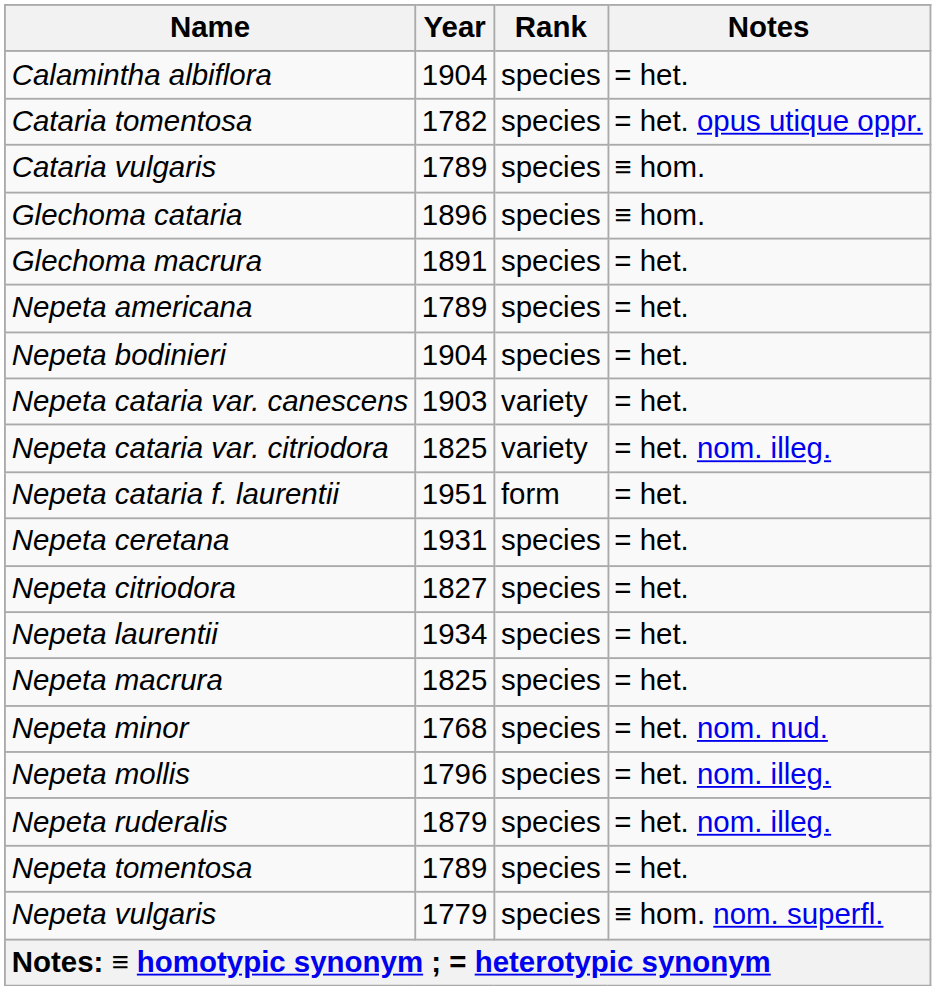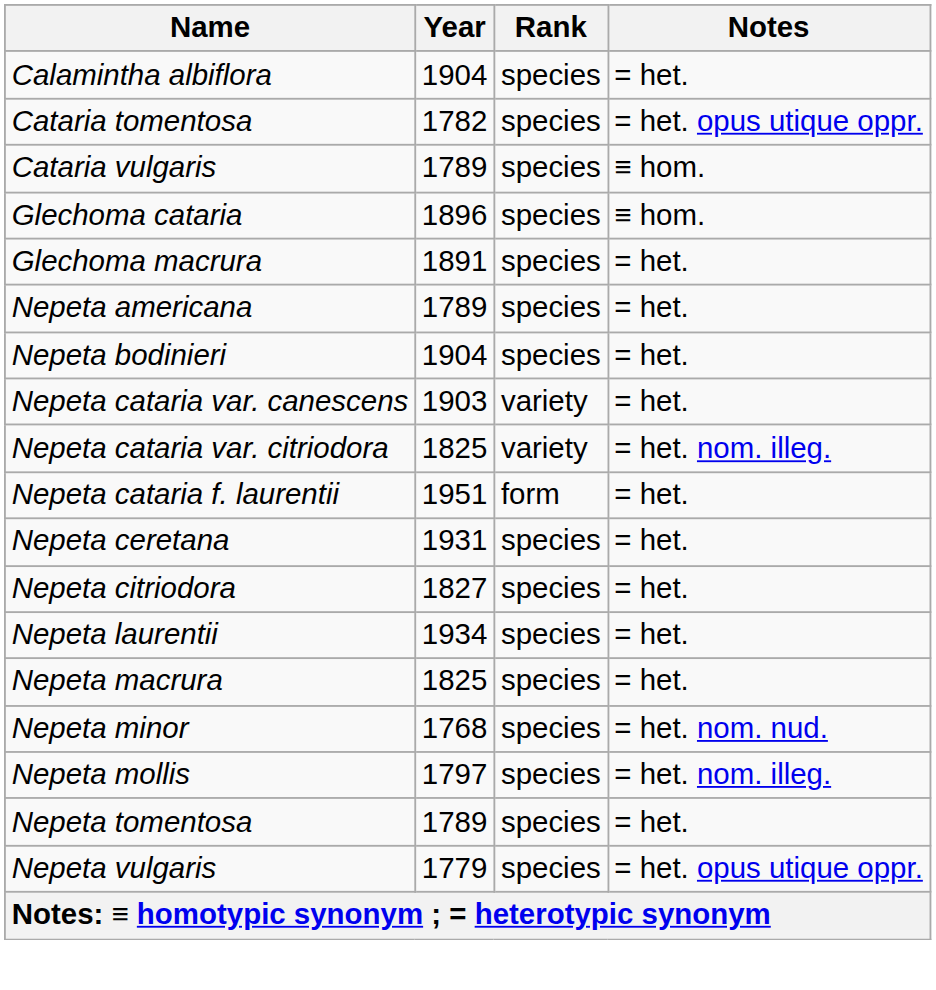(455, 774) 1796 -> (455, 774) 1797
- row: (120, 821)
(749, 914) ≡ hom. nom. superfl. -> (769, 868) = het. opus utique oppr.
